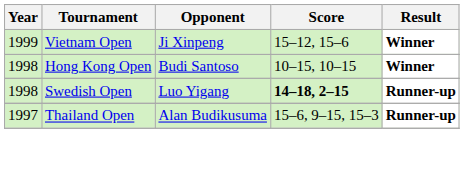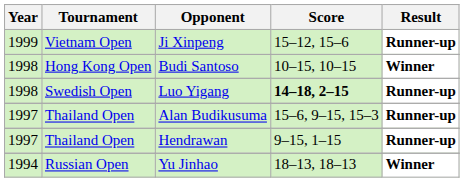(410, 41) Winner -> (421, 41) Runner-up
+ row: (193, 140)
+ row: (188, 165)
